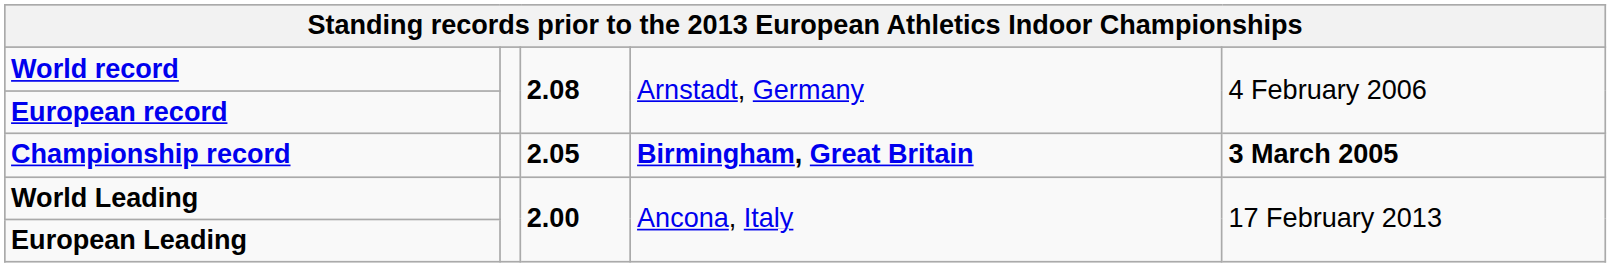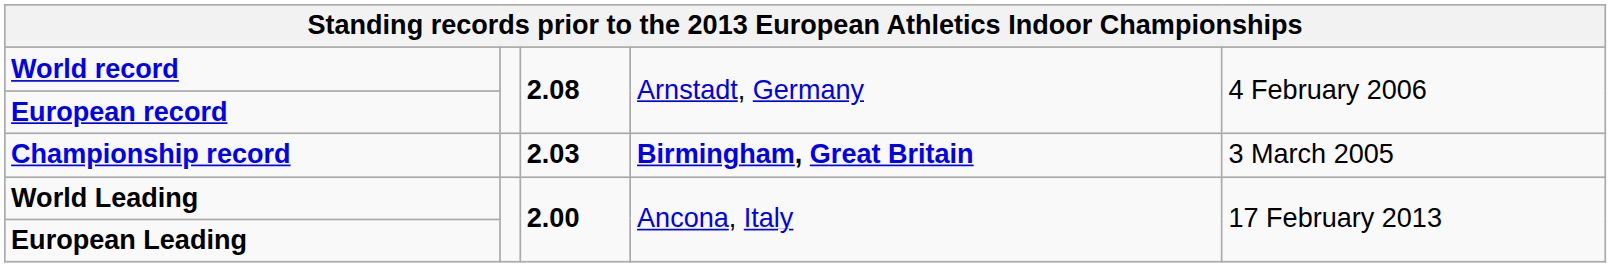(553, 154) 2.05 -> (553, 154) 2.03
(1313, 154) bold -> (1311, 154) normal
